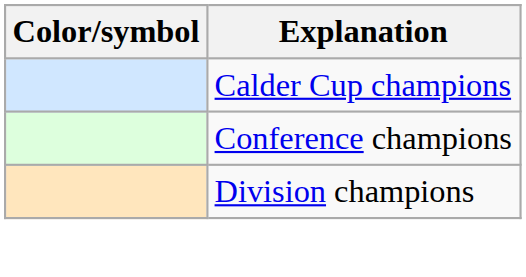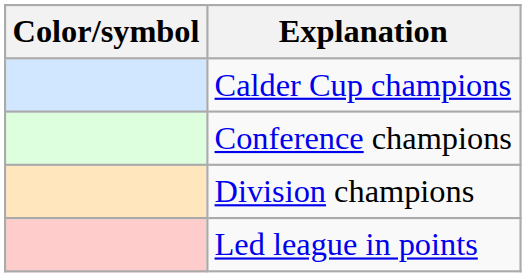+ row: (346, 244)
